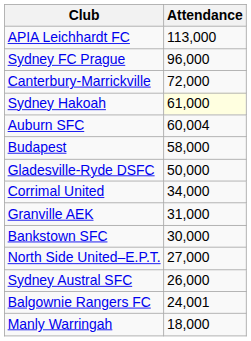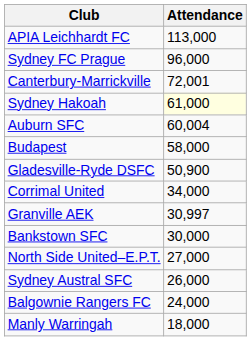(188, 81) 72,000 -> (188, 81) 72,001
(188, 170) 50,000 -> (188, 170) 50,900
(188, 214) 31,000 -> (188, 214) 30,997
(188, 302) 24,001 -> (188, 302) 24,000
